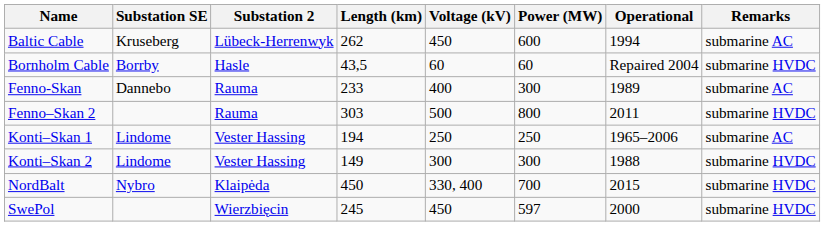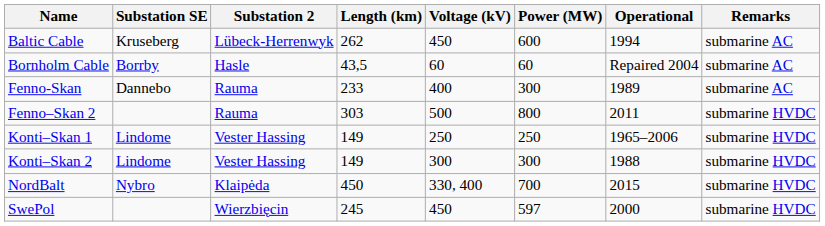(761, 64) submarine HVDC -> (749, 64) submarine AC
(352, 137) 194 -> (352, 137) 149
(749, 137) submarine AC -> (761, 137) submarine HVDC
